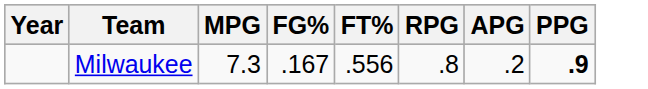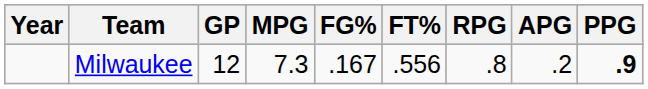+ column: (222, 25)
